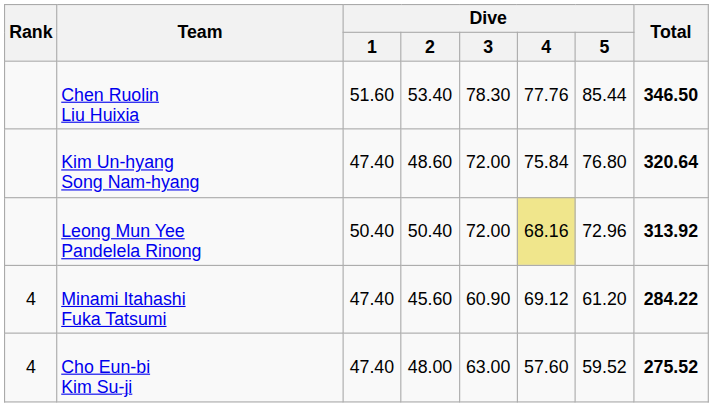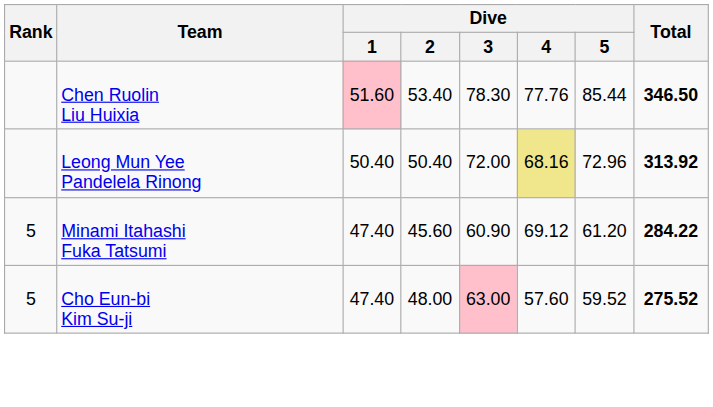(372, 94) no background -> (372, 94) pink background
- row: (130, 173)
(31, 299) 4 -> (31, 231) 5
(31, 367) 4 -> (31, 299) 5
(488, 367) no background -> (488, 299) pink background
